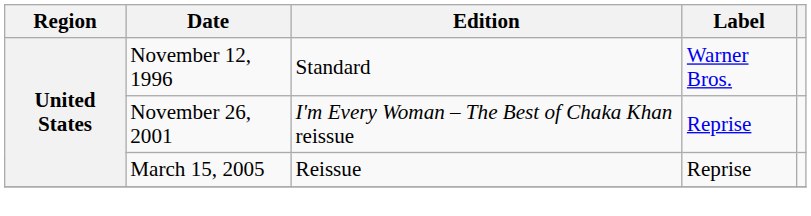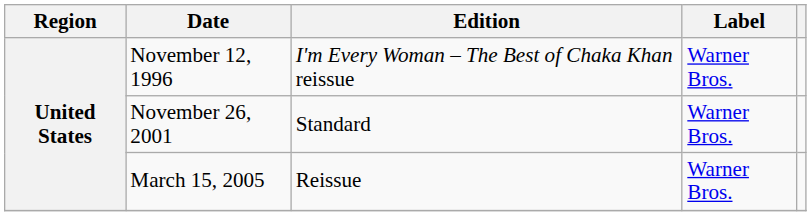(333, 66) Standard -> (484, 66) I'm Every Woman – The Best of Chaka Khan reissue
(484, 123) I'm Every Woman – The Best of Chaka Khan reissue -> (333, 123) Standard
(719, 123) Reprise -> (718, 123) Warner Bros.
(719, 169) Reprise -> (718, 181) Warner Bros.
